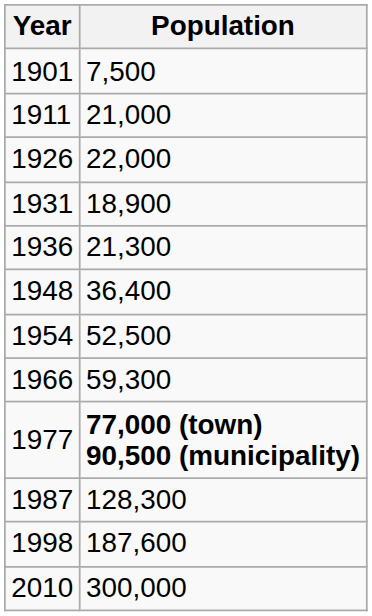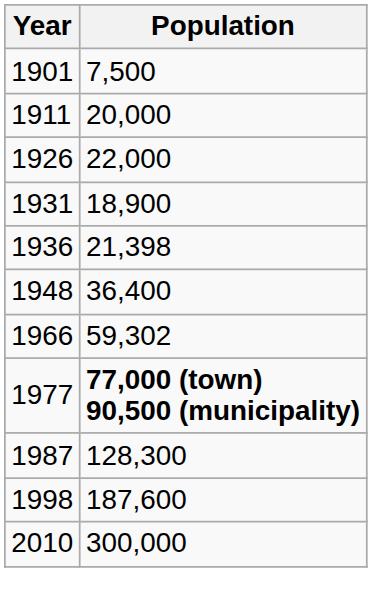(129, 114) 21,000 -> (129, 114) 20,000
(129, 247) 21,300 -> (129, 247) 21,398
- row: (42, 335)
(129, 379) 59,300 -> (129, 335) 59,302
